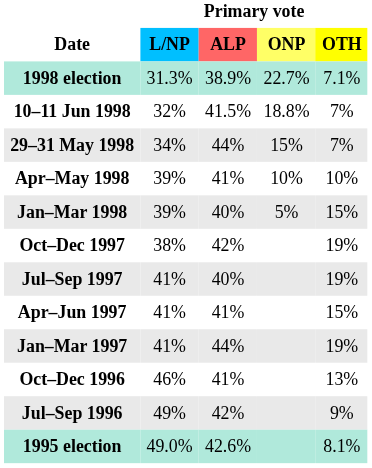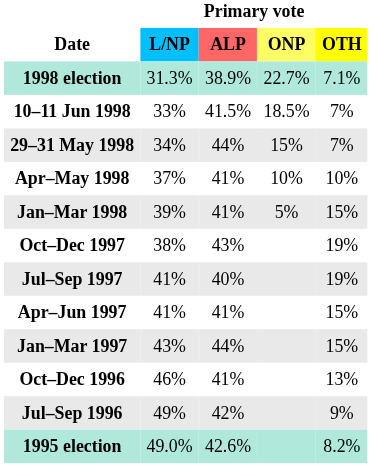(170, 111) 32% -> (170, 111) 33%
(287, 111) 18.8% -> (287, 111) 18.5%
(170, 178) 39% -> (170, 178) 37%
(228, 211) 40% -> (228, 211) 41%
(228, 245) 42% -> (228, 245) 43%
(170, 345) 41% -> (170, 345) 43%
(342, 345) 19% -> (342, 345) 15%
(342, 445) 8.1% -> (342, 445) 8.2%
